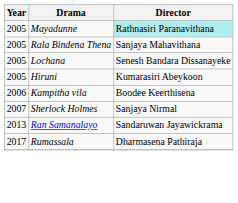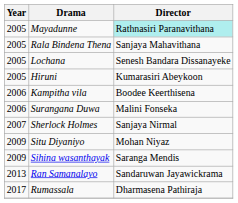+ row: (65, 109)
+ row: (58, 142)
+ row: (70, 158)
